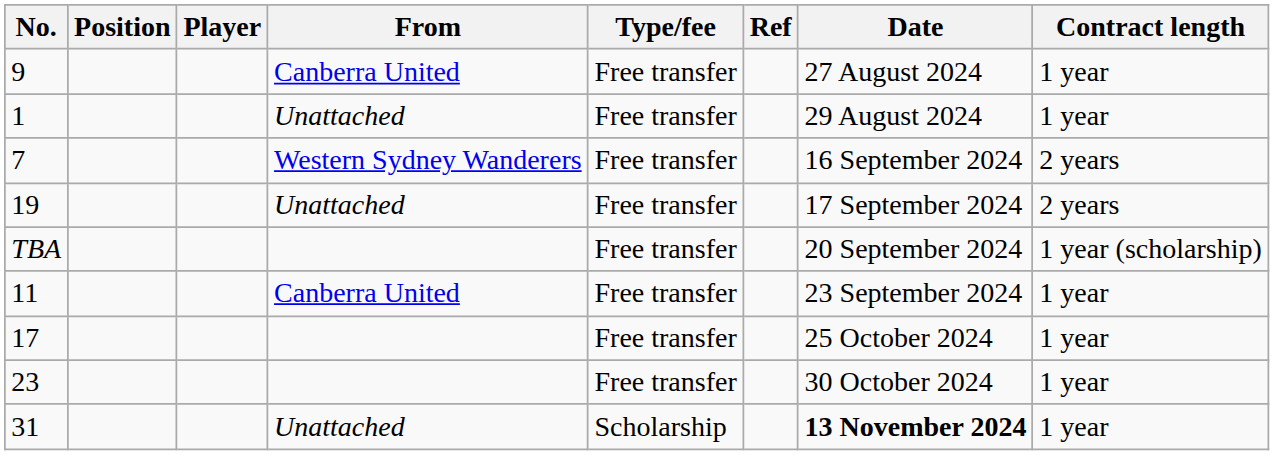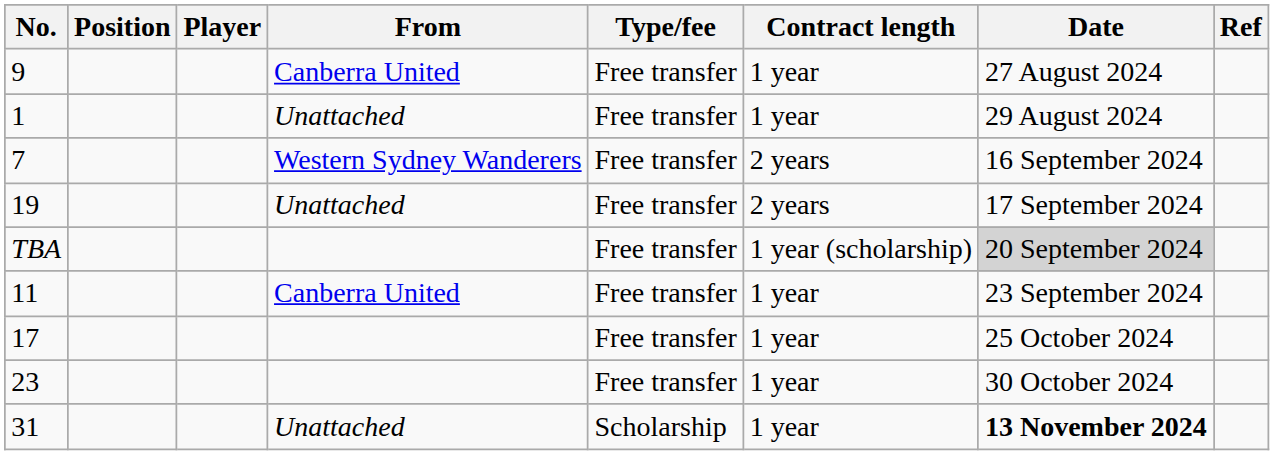columns swapped: (1151, 26) <-> (771, 26)
(913, 248) no background -> (1094, 248) lightgrey background
